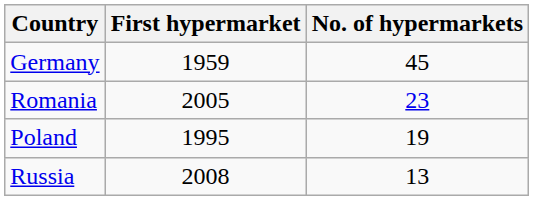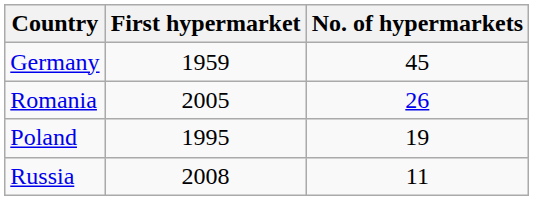(417, 99) 23 -> (417, 99) 26
(417, 175) 13 -> (417, 175) 11
